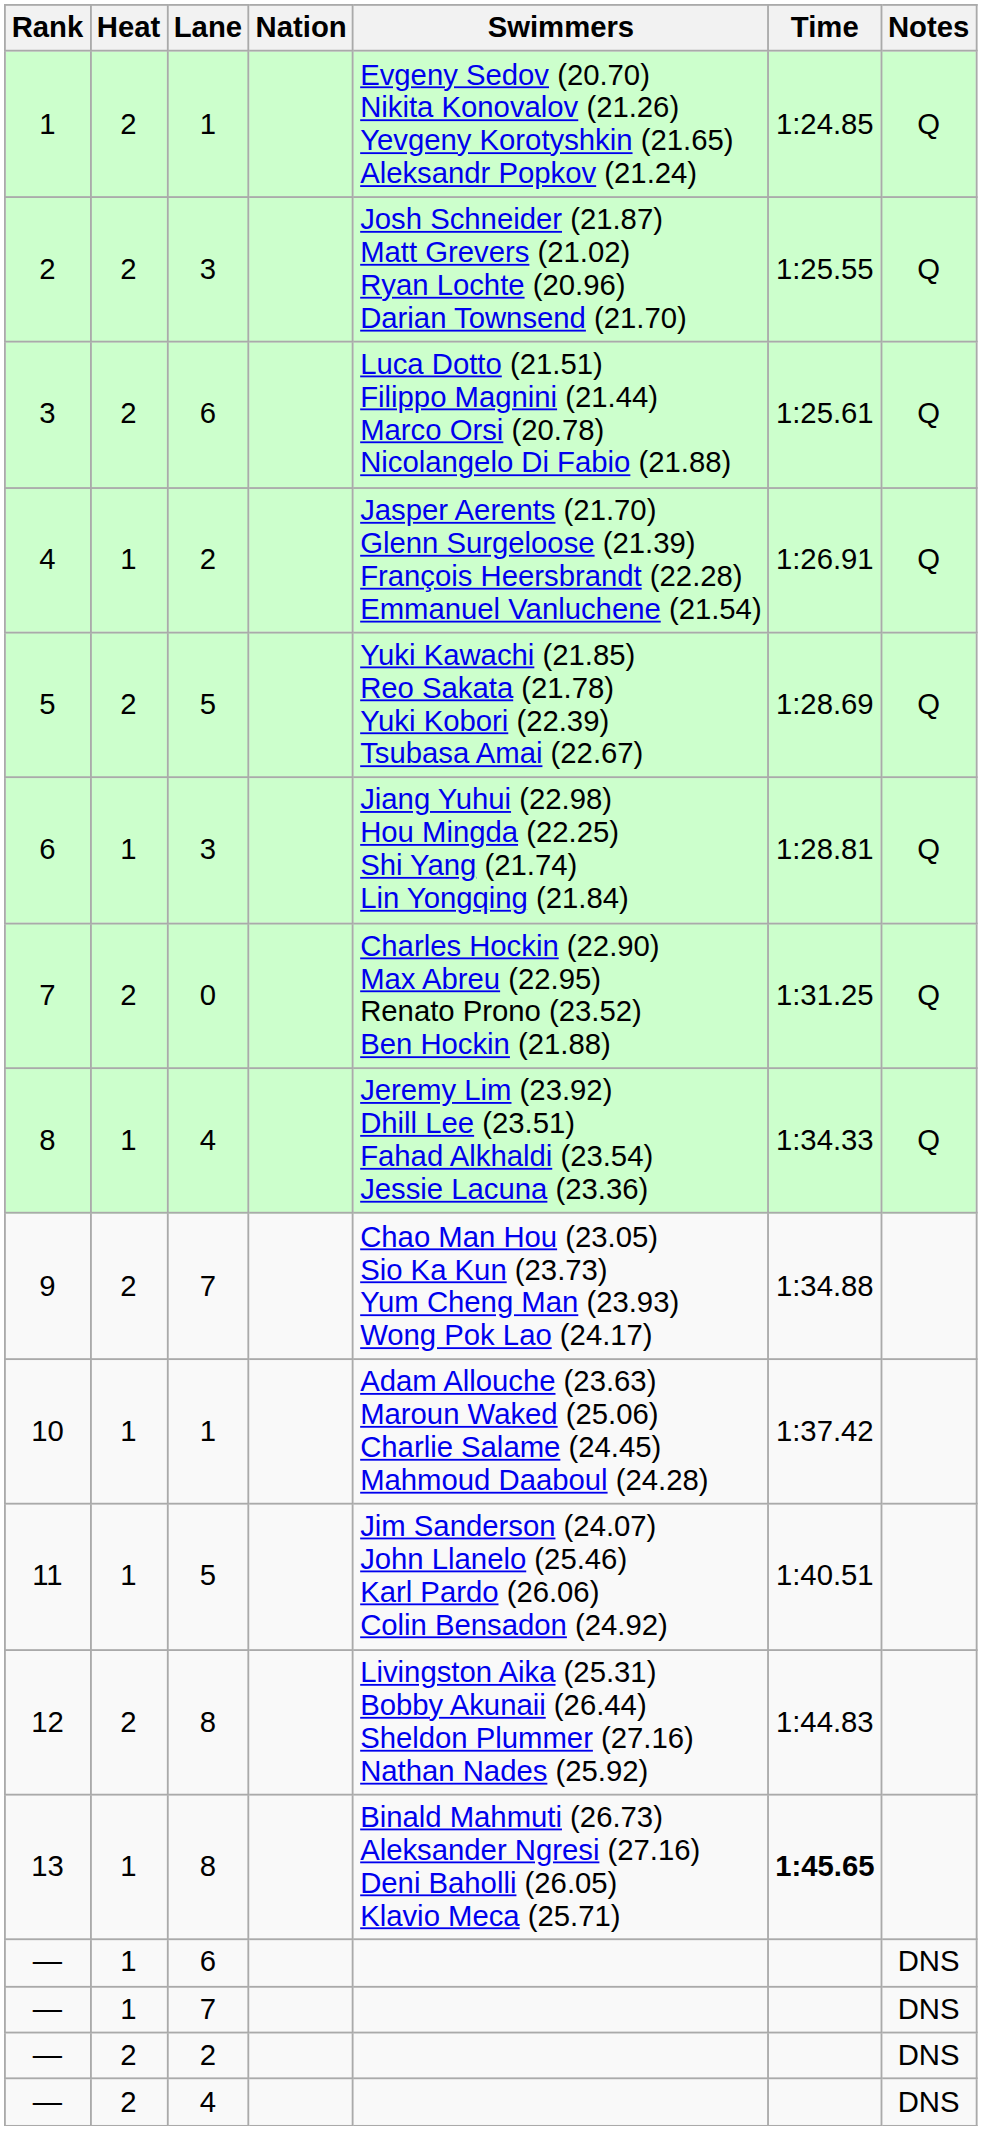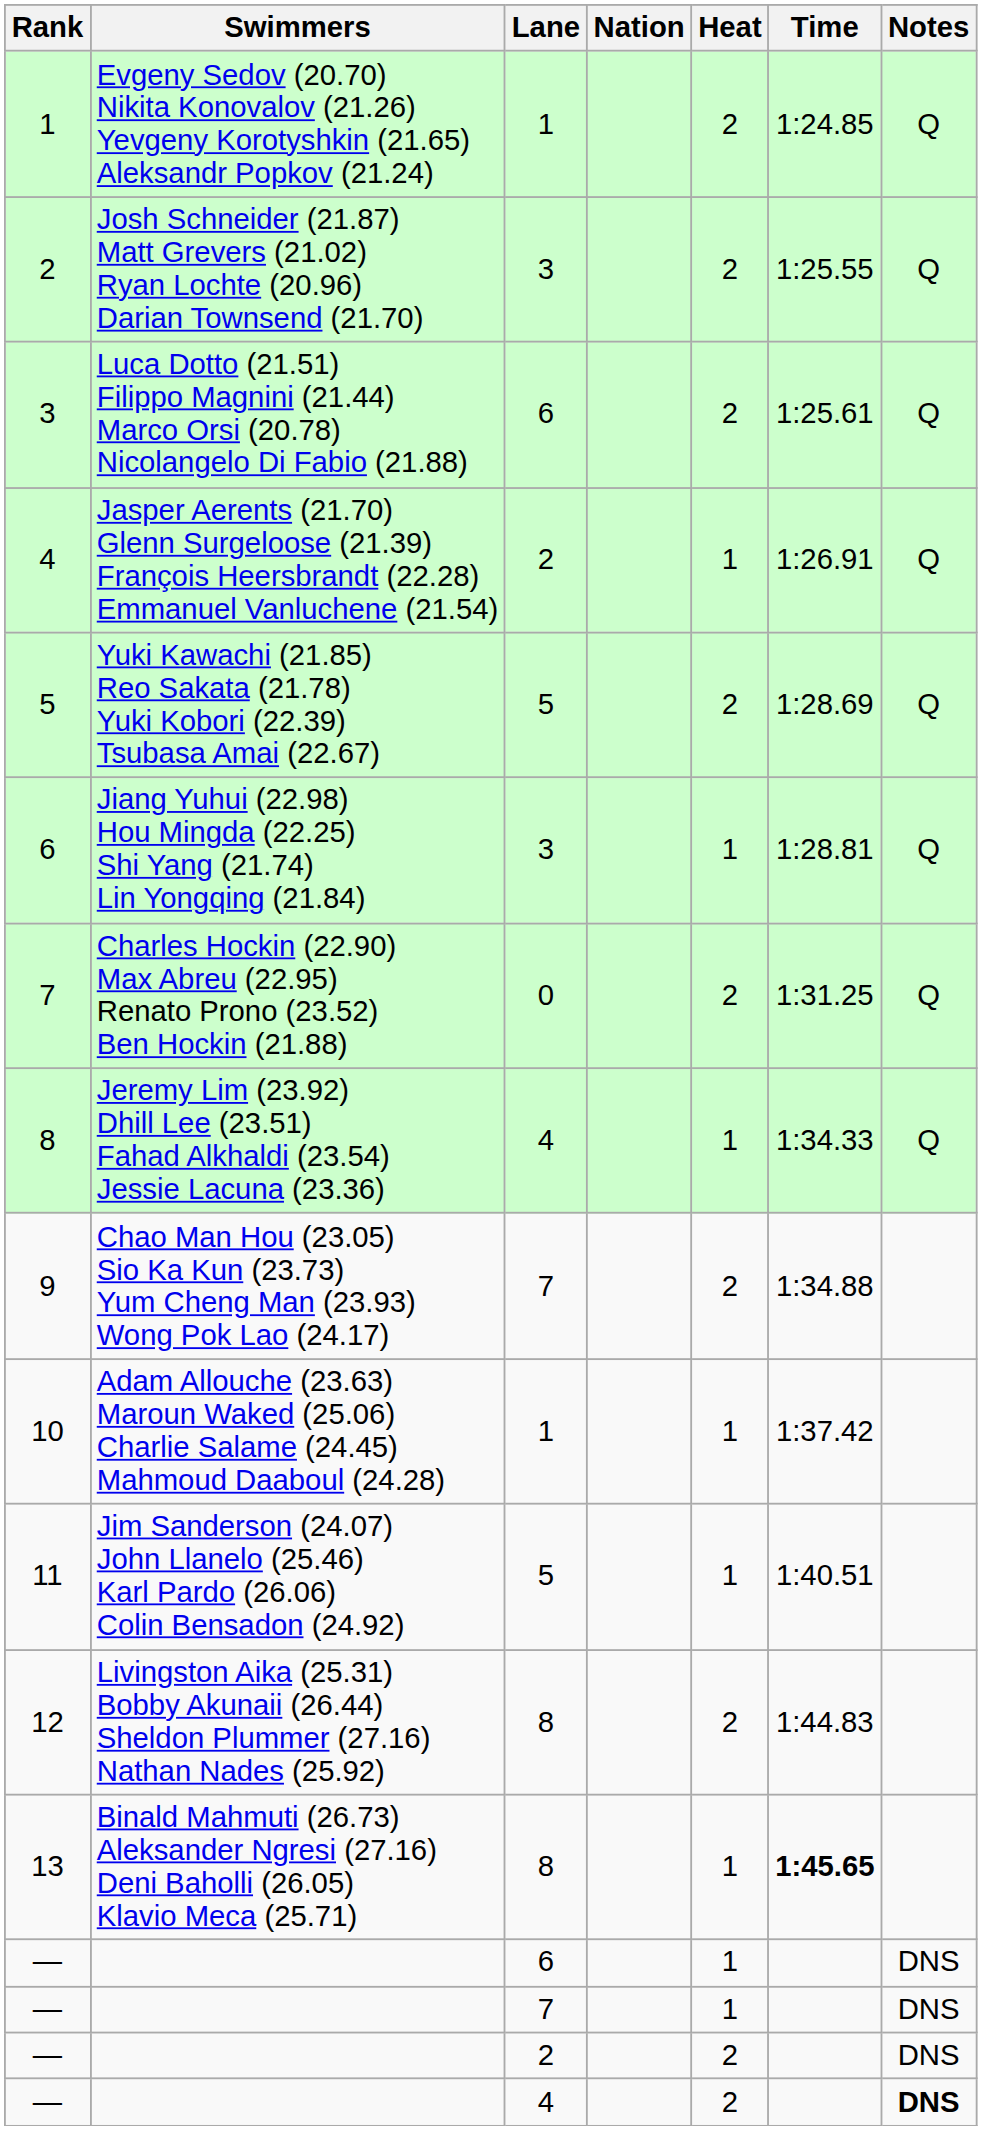columns swapped: (128, 27) <-> (561, 27)
(929, 2101) normal -> (929, 2101) bold
